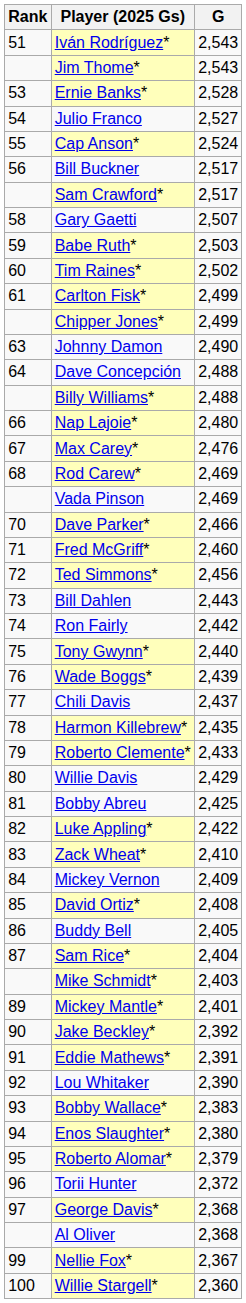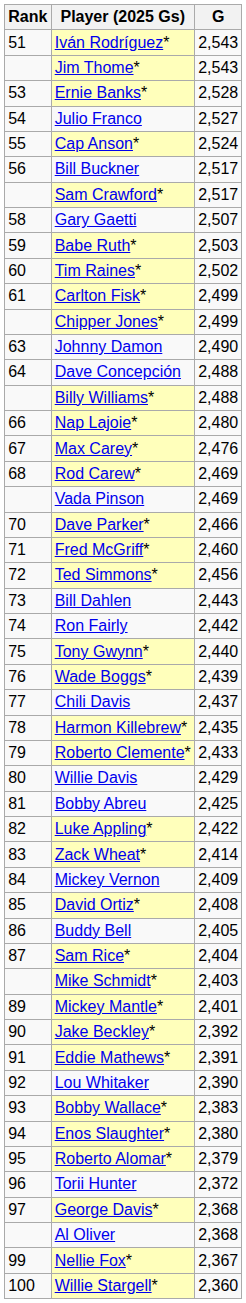(218, 854) 2,410 -> (218, 854) 2,414
